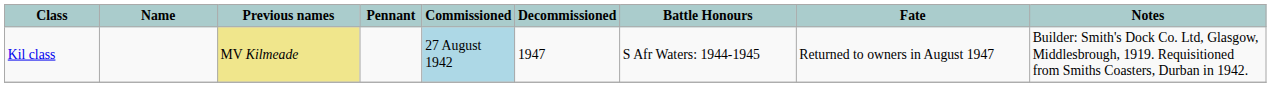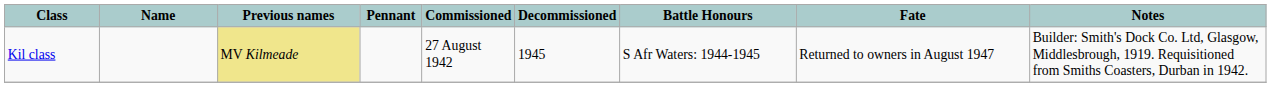(453, 54) lightblue background -> (453, 54) no background
(532, 54) 1947 -> (532, 54) 1945
